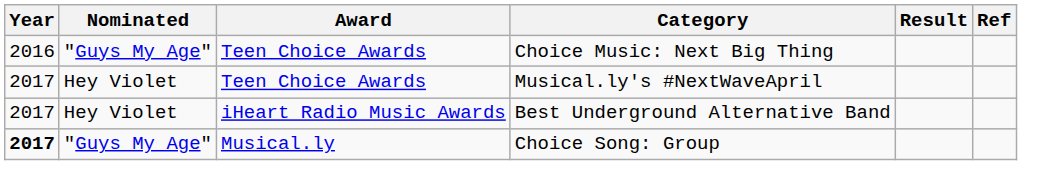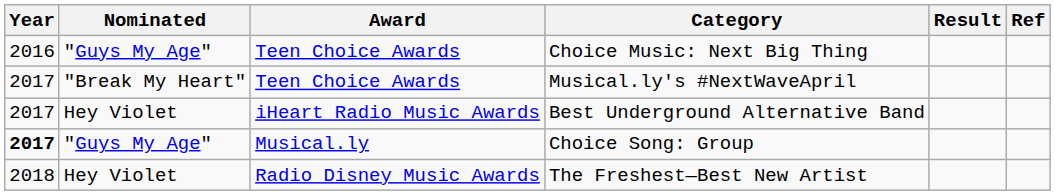(121, 82) Hey Violet -> (155, 82) "Break My Heart"
+ row: (708, 175)
